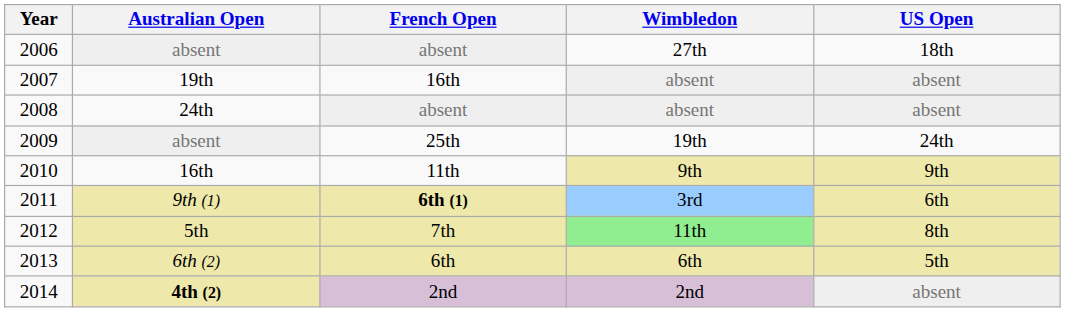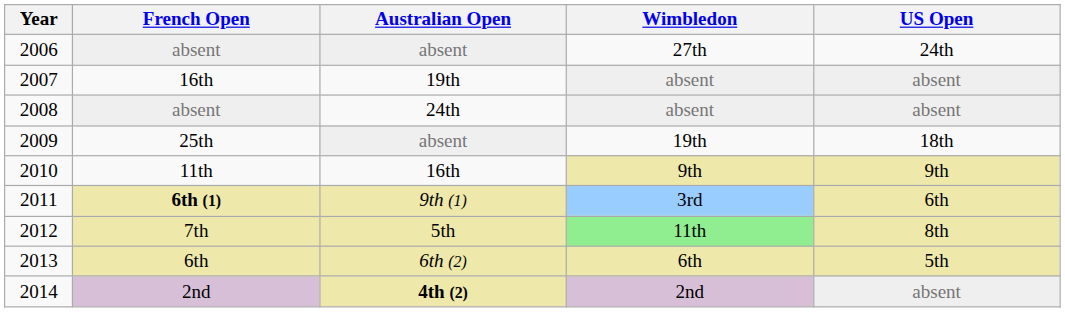columns swapped: (196, 19) <-> (443, 19)
(937, 49) 18th -> (937, 49) 24th
(937, 140) 24th -> (937, 140) 18th
